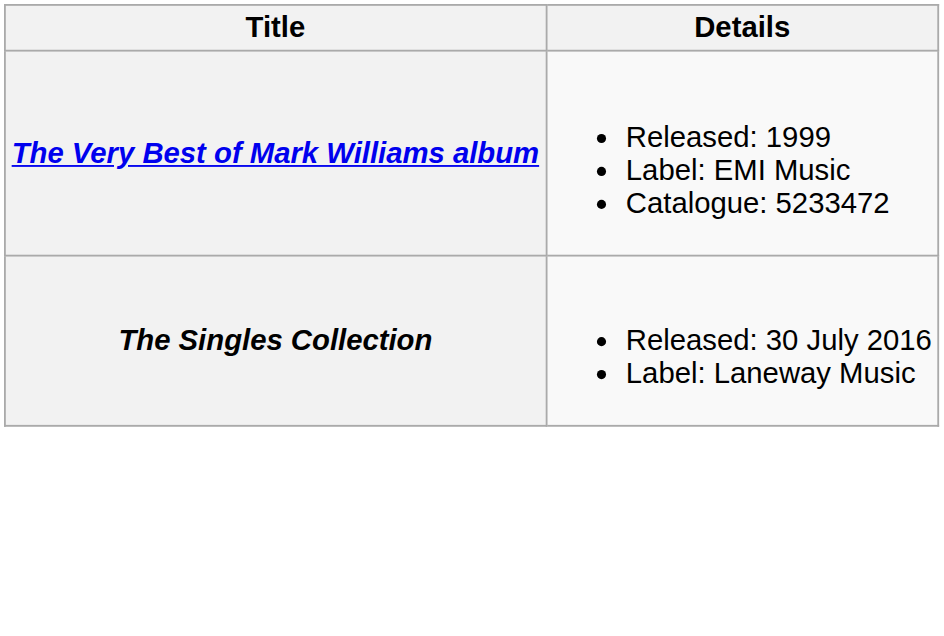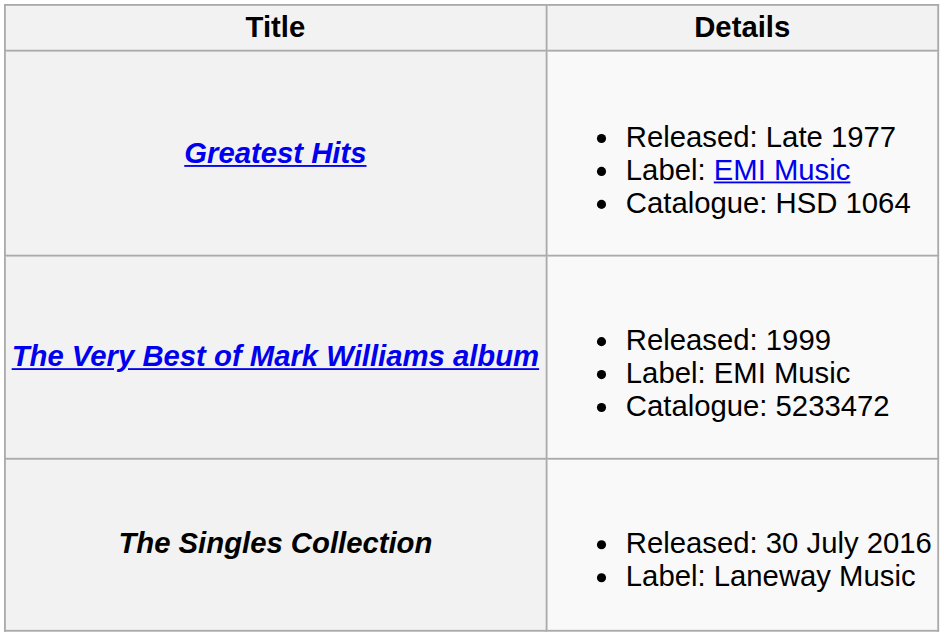+ row: (275, 152)
